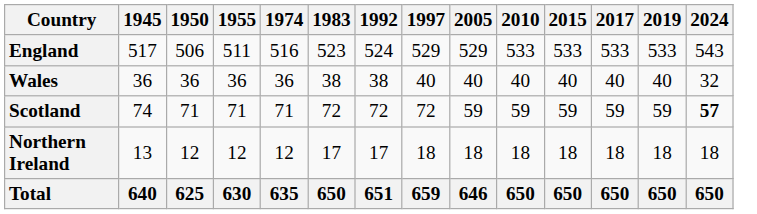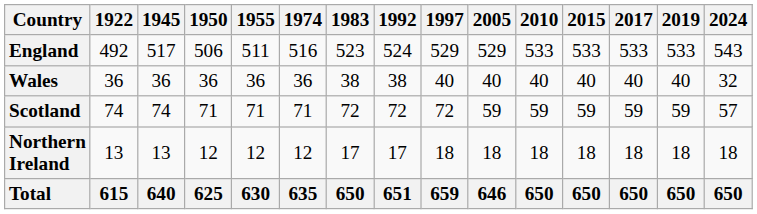+ column: (114, 19)
(709, 111) bold -> (728, 111) normal
